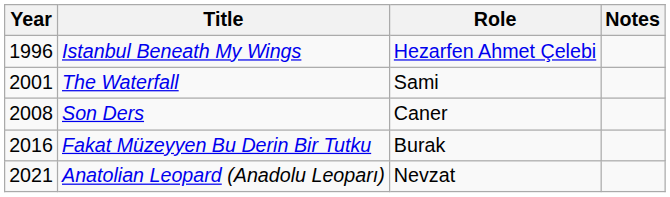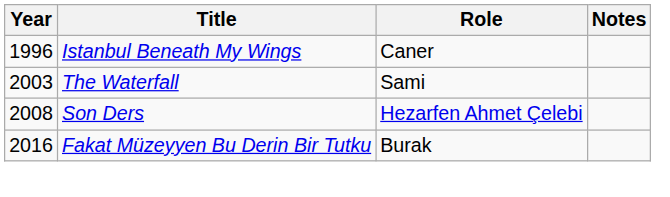(495, 51) Hezarfen Ahmet Çelebi -> (407, 51) Caner
(31, 82) 2001 -> (31, 82) 2003
(421, 113) Caner -> (481, 113) Hezarfen Ahmet Çelebi
- row: (223, 176)
